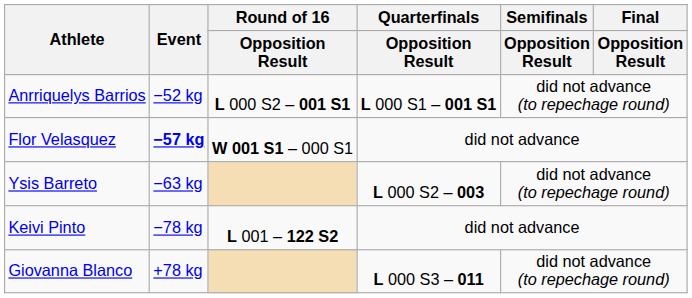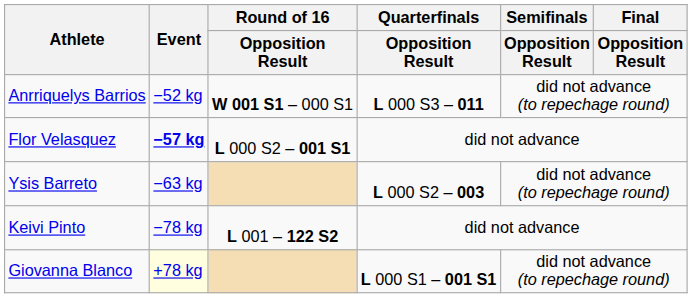(283, 105) L 000 S2 – 001 S1 -> (283, 105) W 001 S1 – 000 S1
(429, 105) L 000 S1 – 001 S1 -> (429, 105) L 000 S3 – 011
(283, 149) W 001 S1 – 000 S1 -> (283, 149) L 000 S2 – 001 S1
(178, 271) no background -> (178, 271) lightyellow background
(429, 281) L 000 S3 – 011 -> (429, 281) L 000 S1 – 001 S1
